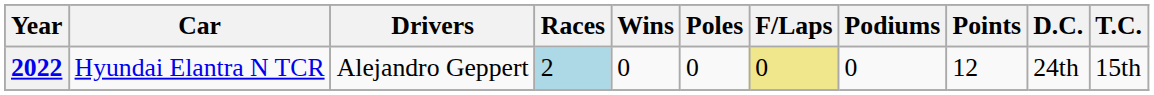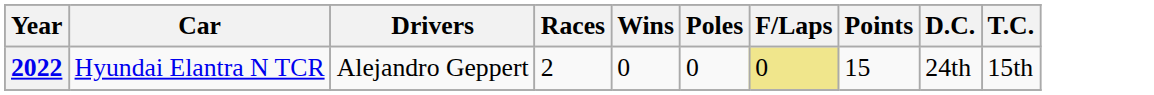- column: (892, 25)
(547, 67) lightblue background -> (547, 67) no background
(965, 67) 12 -> (857, 67) 15
